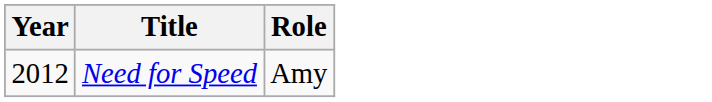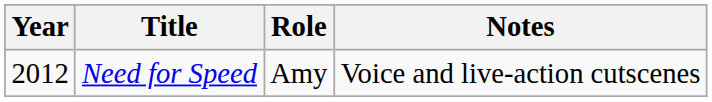+ column: (520, 27)
